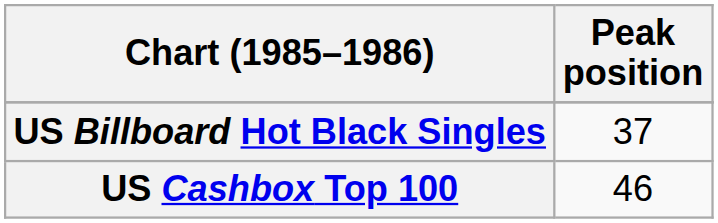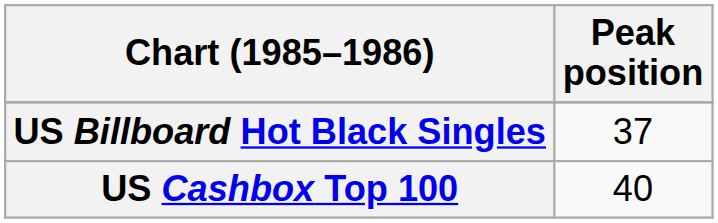(633, 188) 46 -> (633, 188) 40
